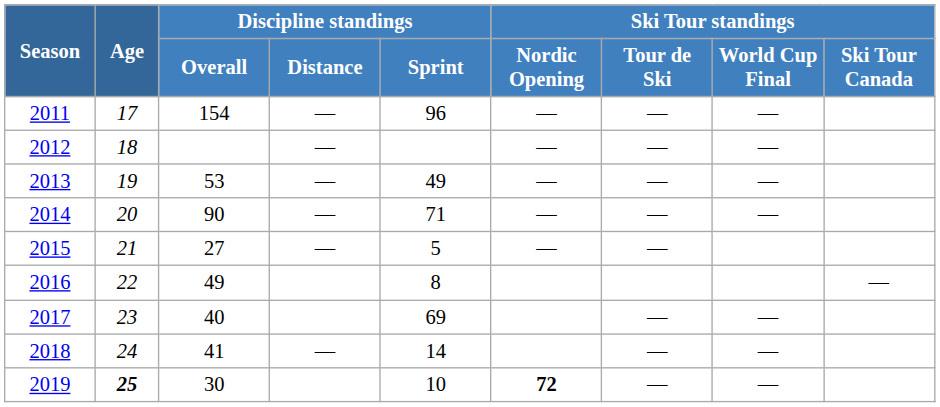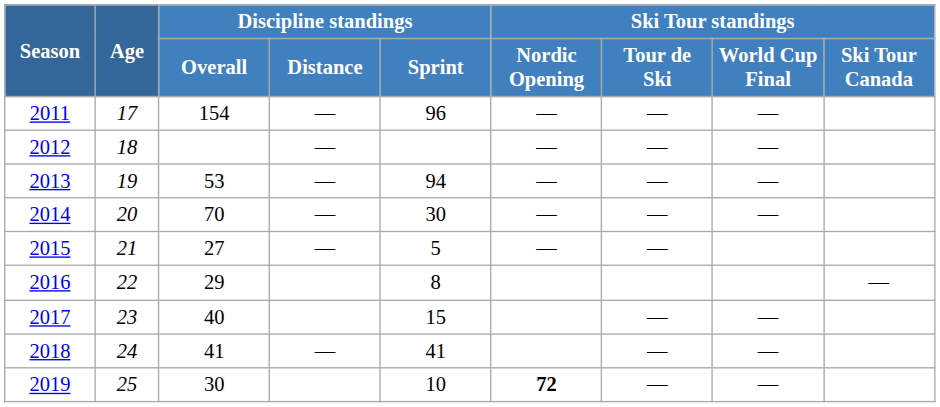(436, 181) 49 -> (436, 181) 94
(214, 215) 90 -> (214, 215) 70
(436, 215) 71 -> (436, 215) 30
(214, 282) 49 -> (214, 282) 29
(436, 316) 69 -> (436, 316) 15
(436, 350) 14 -> (436, 350) 41
(127, 384) bold -> (127, 384) normal
